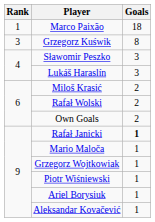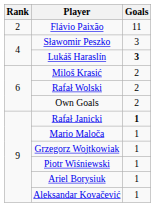- row: (77, 27)
+ row: (77, 27)
- row: (77, 42)
(137, 73) normal -> (137, 57) bold
